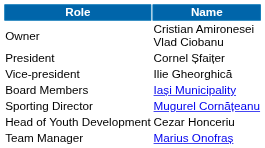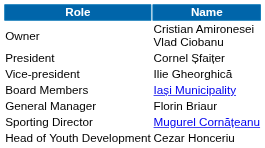+ row: (51, 106)
- row: (44, 138)
